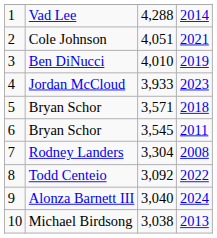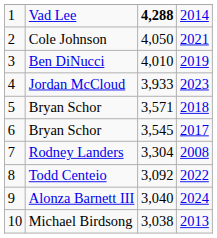(157, 15) normal -> (157, 15) bold
(157, 38) 4,051 -> (157, 38) 4,050
(194, 130) 2011 -> (194, 130) 2017
